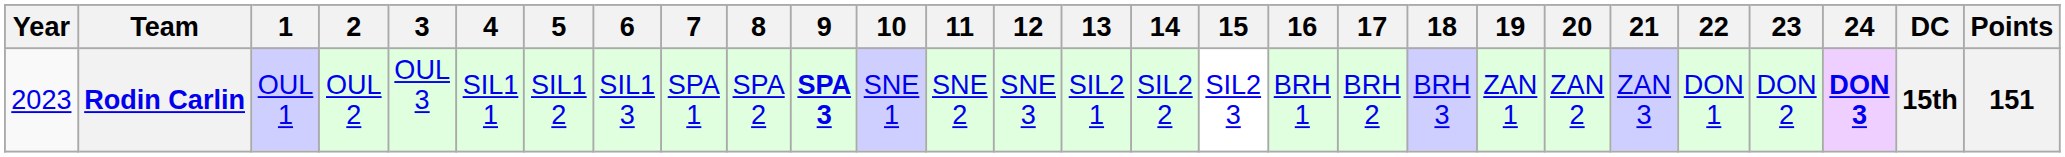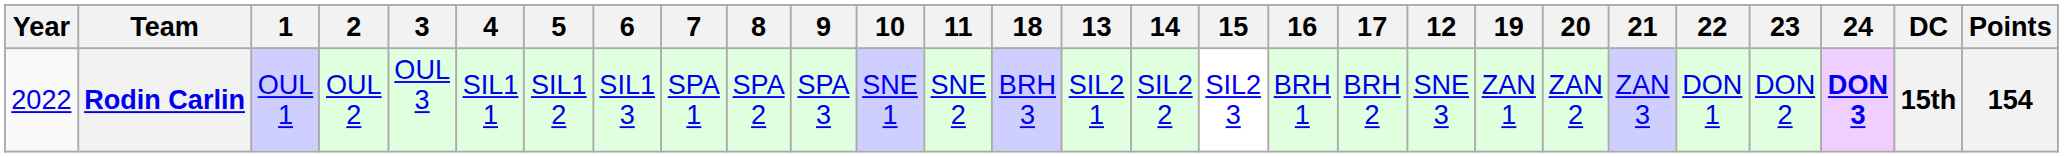columns swapped: (1028, 27) <-> (1442, 27)
(41, 100) 2023 -> (41, 100) 2022
(824, 100) bold -> (823, 100) normal
(2012, 100) 151 -> (2010, 100) 154
